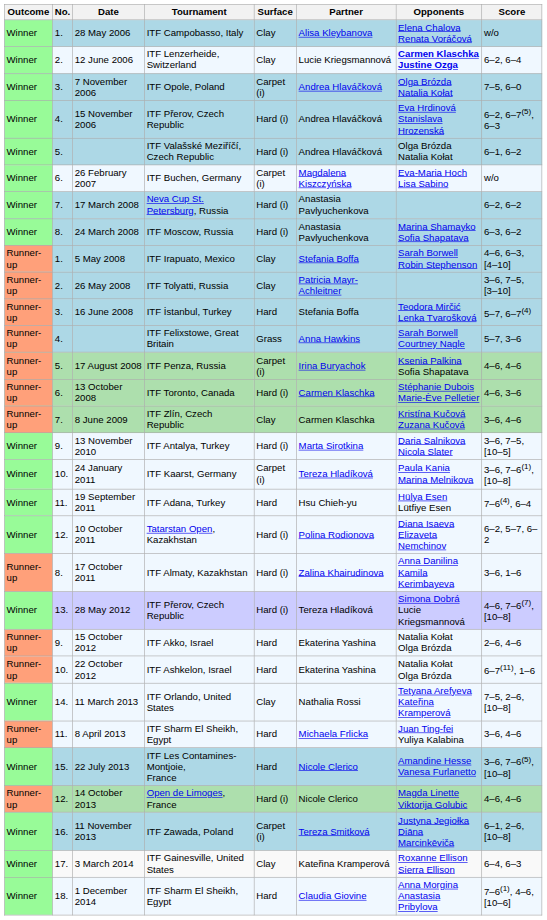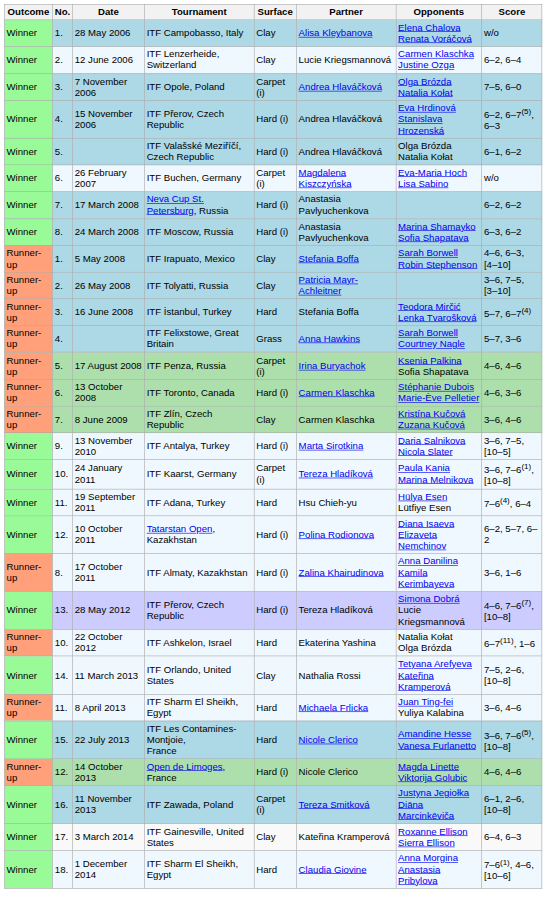(438, 59) bold -> (436, 59) normal
- row: (99, 642)
